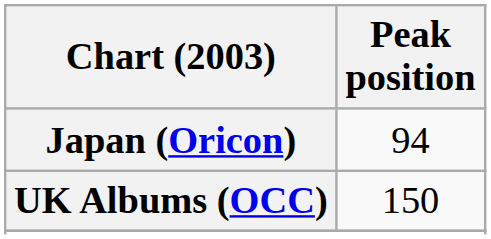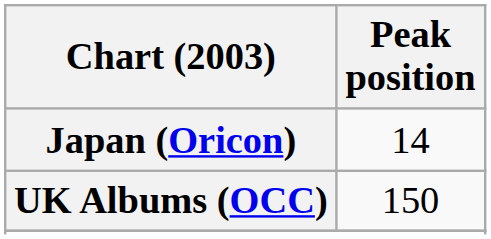(411, 139) 94 -> (411, 139) 14
